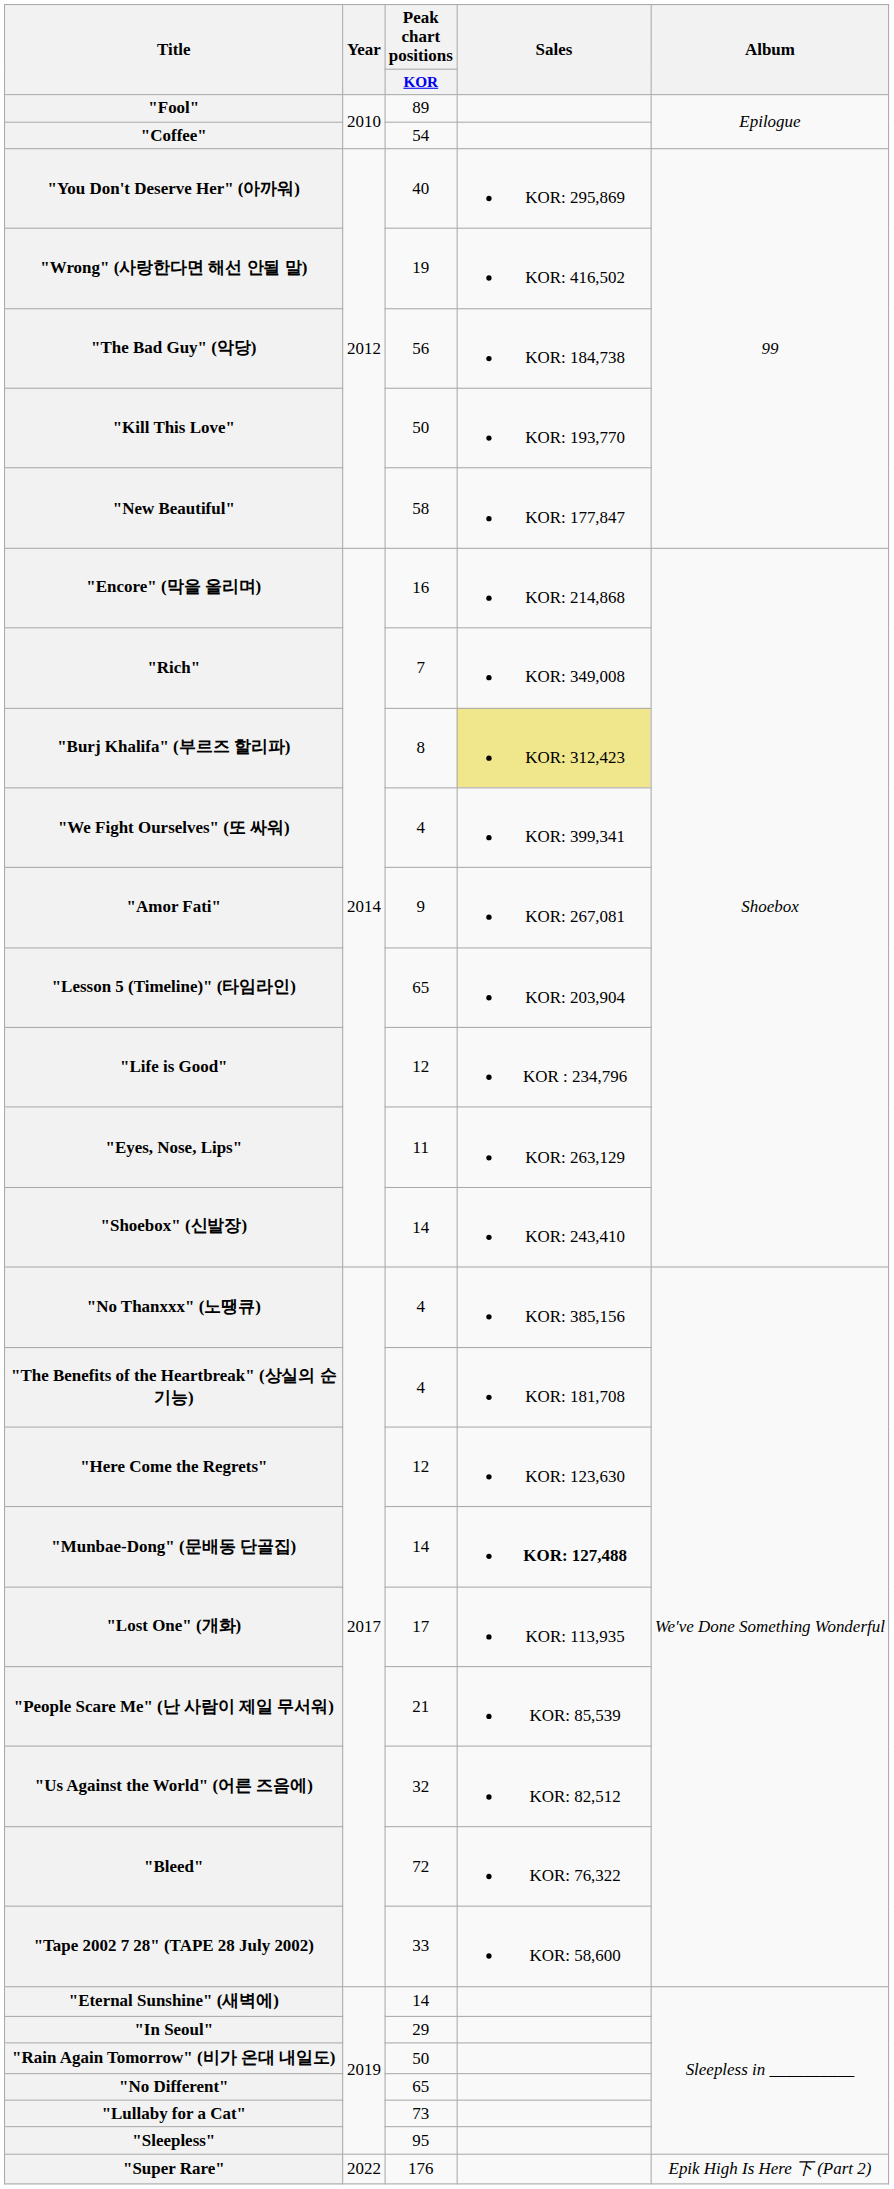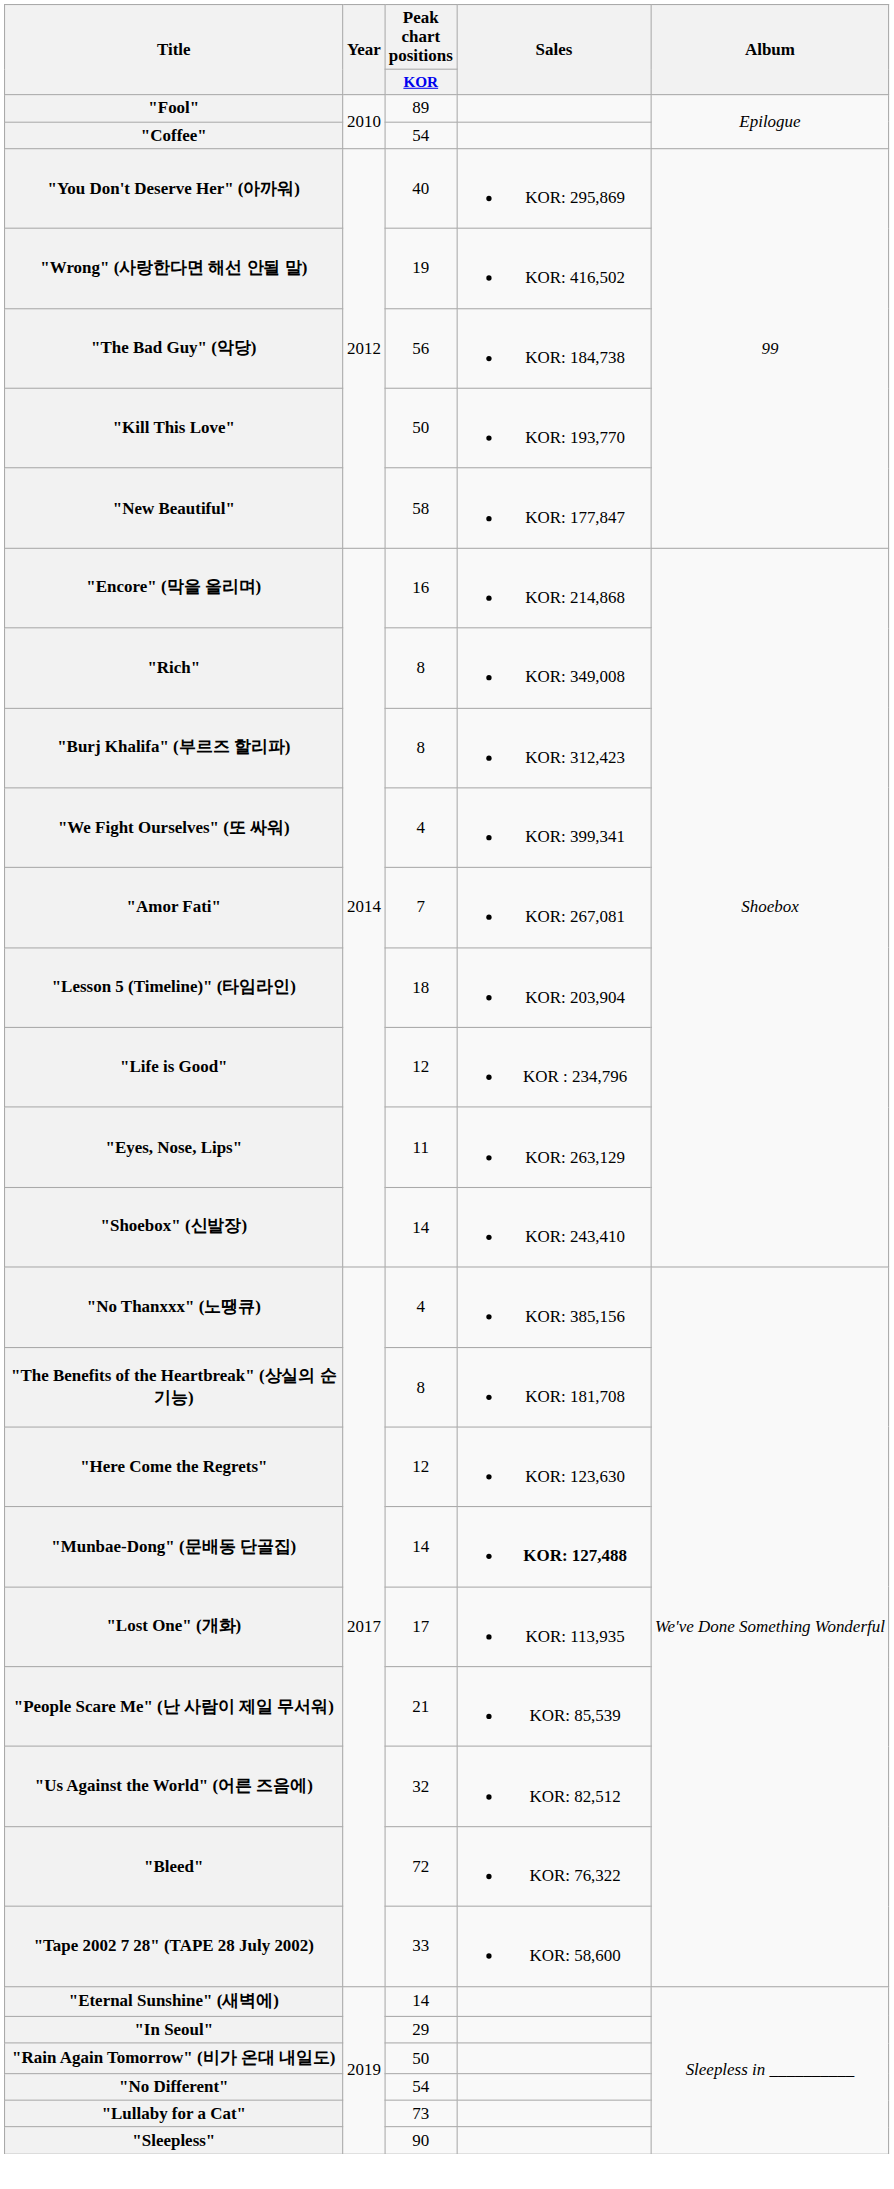(421, 667) 7 -> (421, 667) 8
(554, 757) khaki background -> (554, 757) no background
(421, 907) 9 -> (421, 907) 7
(421, 987) 65 -> (421, 987) 18
(421, 1386) 4 -> (421, 1386) 8
(421, 2086) 65 -> (421, 2086) 54
(421, 2140) 95 -> (421, 2140) 90
- row: (174, 2168)
